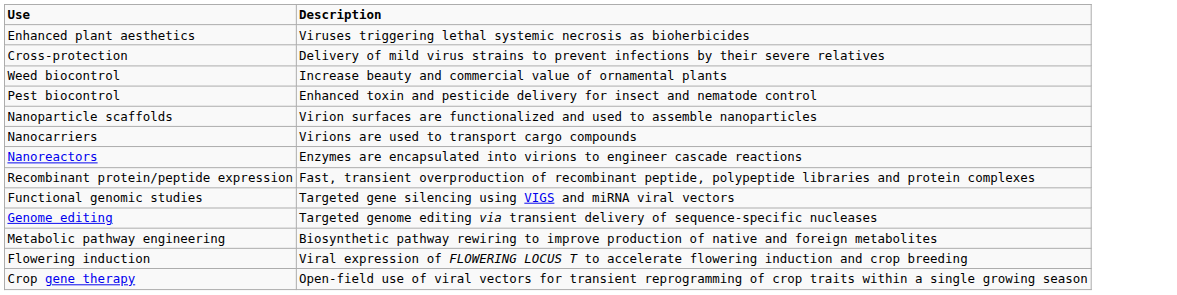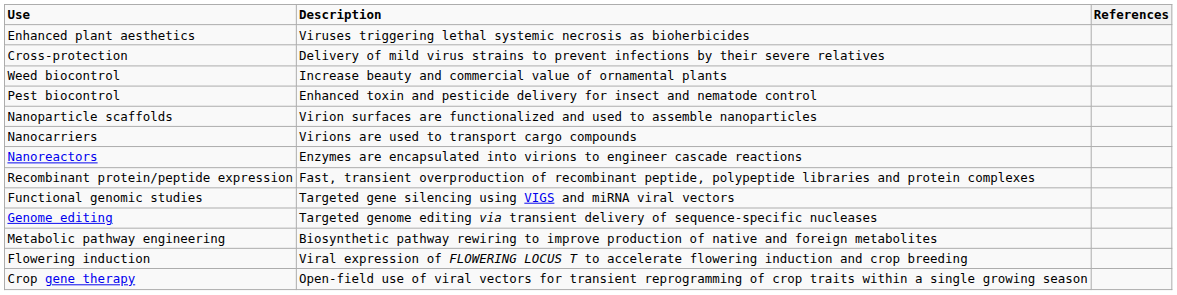+ column: (1131, 15)
